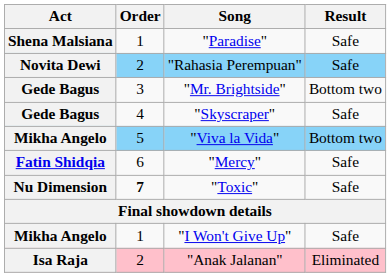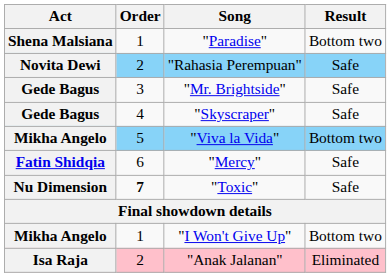(345, 41) Safe -> (345, 41) Bottom two
(345, 89) Bottom two -> (345, 89) Safe
(345, 235) Safe -> (345, 235) Bottom two
